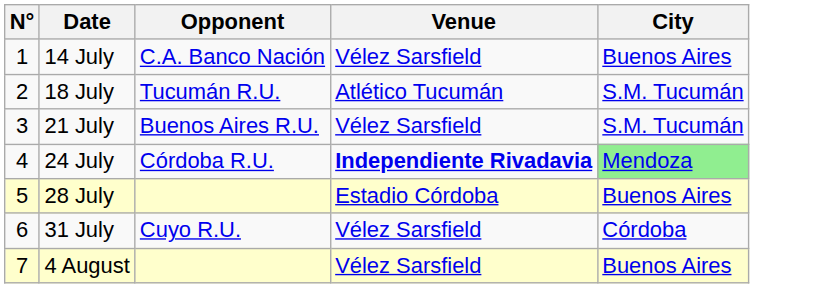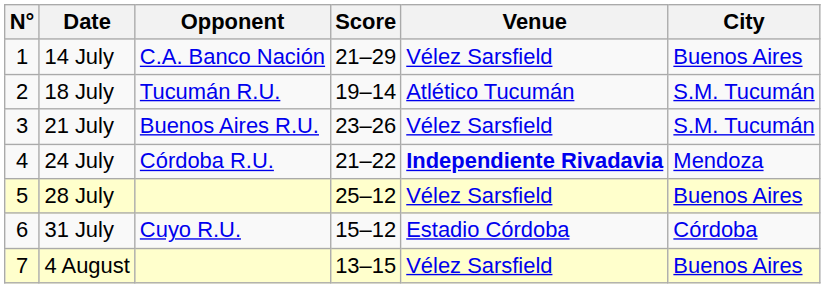+ column: (366, 21)
(647, 160) lightgreen background -> (718, 160) no background
(417, 195) Estadio Córdoba -> (479, 195) Vélez Sarsfield
(408, 230) Vélez Sarsfield -> (488, 230) Estadio Córdoba
